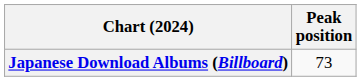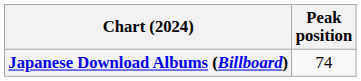(324, 62) 73 -> (324, 62) 74
